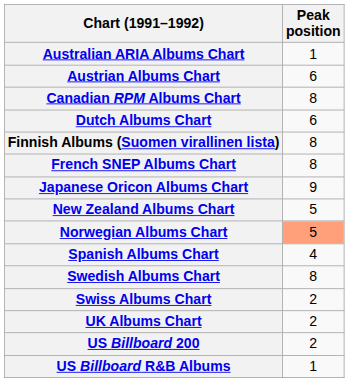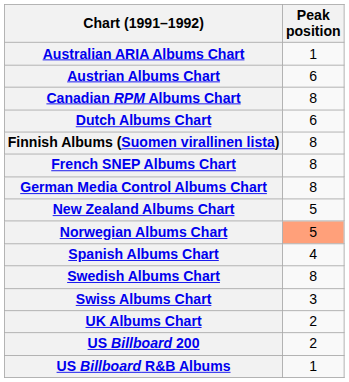+ row: (144, 187)
- row: (144, 187)
(313, 299) 2 -> (313, 299) 3
